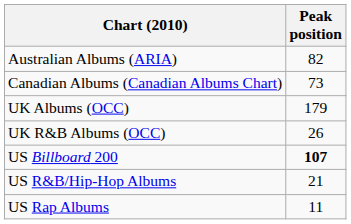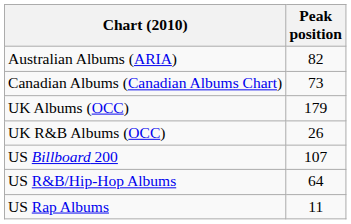(316, 157) bold -> (316, 157) normal
(316, 181) 21 -> (316, 181) 64
